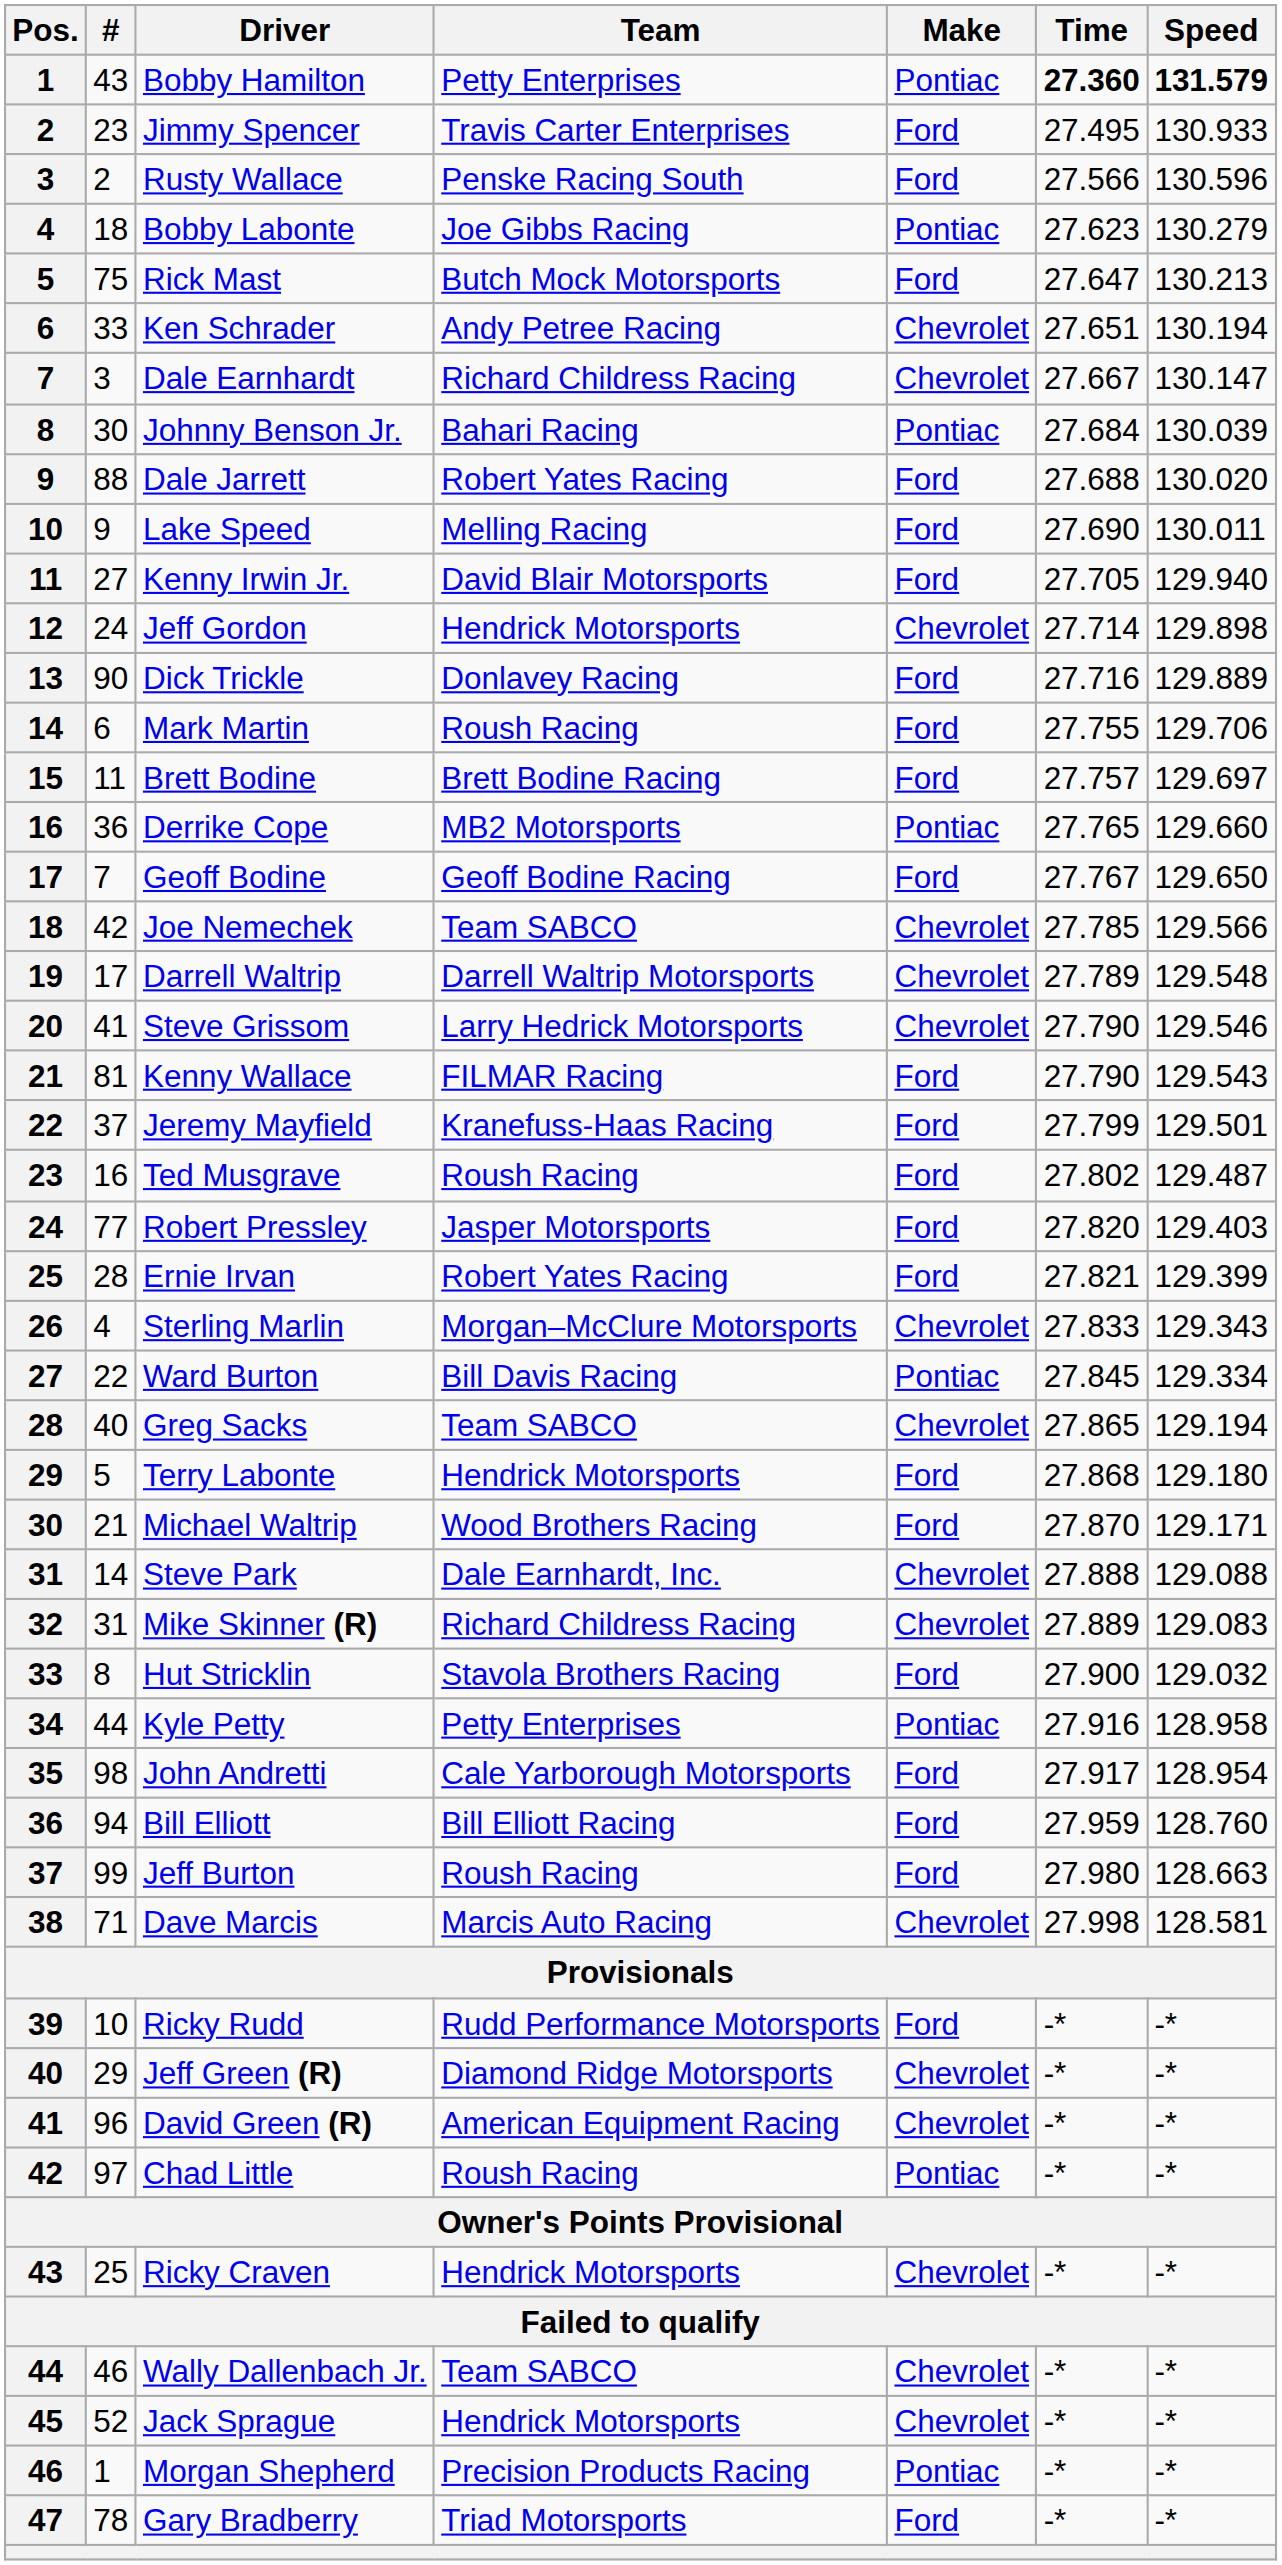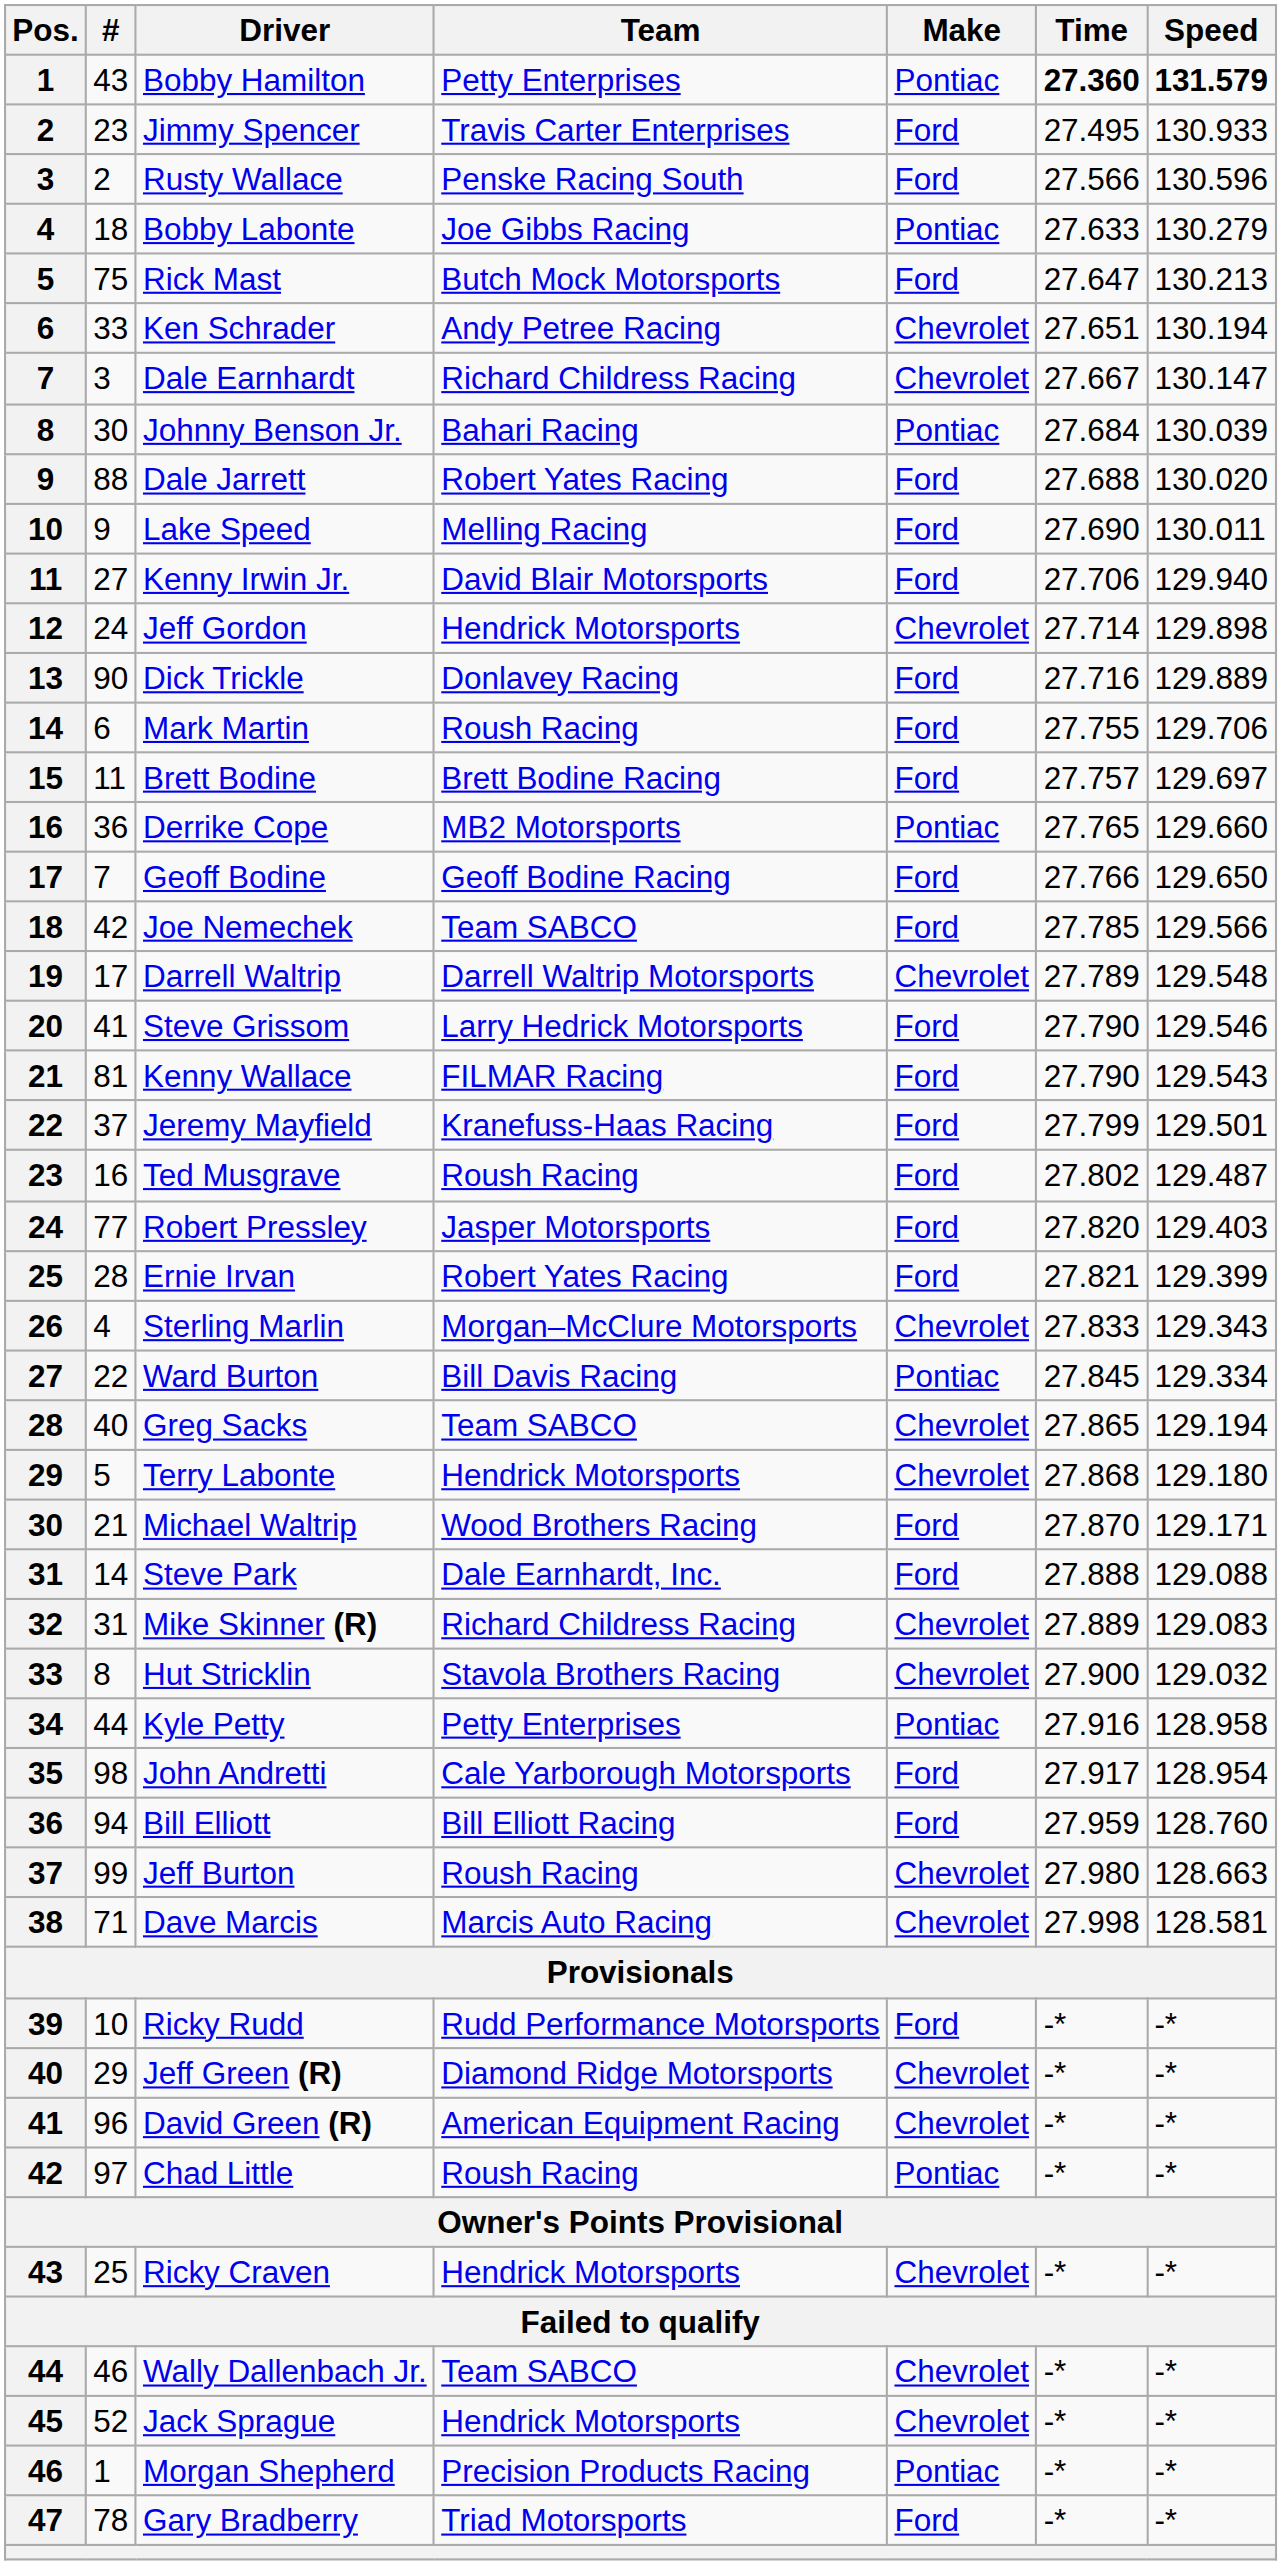(1092, 229) 27.623 -> (1092, 229) 27.633
(1092, 578) 27.705 -> (1092, 578) 27.706
(1092, 877) 27.767 -> (1092, 877) 27.766
(962, 927) Chevrolet -> (927, 927) Ford
(962, 1026) Chevrolet -> (927, 1026) Ford
(927, 1475) Ford -> (962, 1475) Chevrolet
(962, 1574) Chevrolet -> (927, 1574) Ford
(927, 1674) Ford -> (962, 1674) Chevrolet
(927, 1873) Ford -> (962, 1873) Chevrolet
